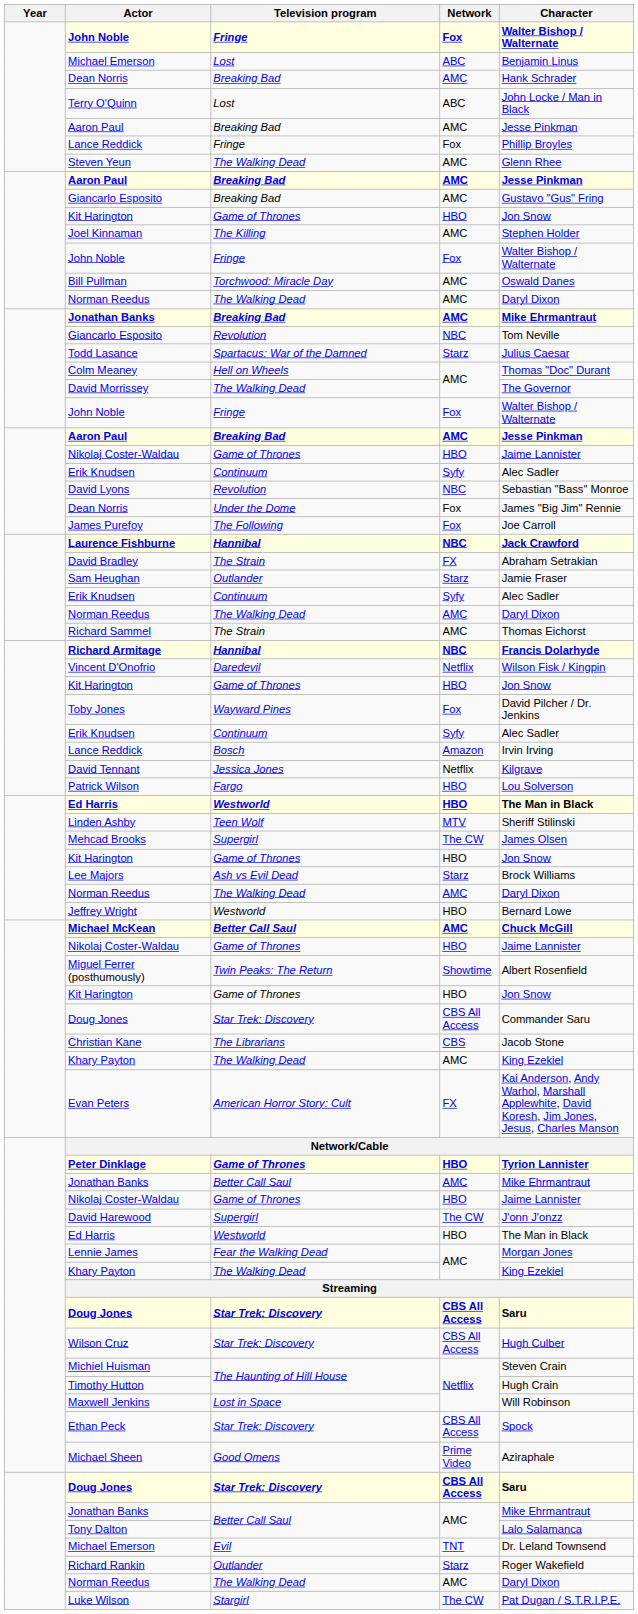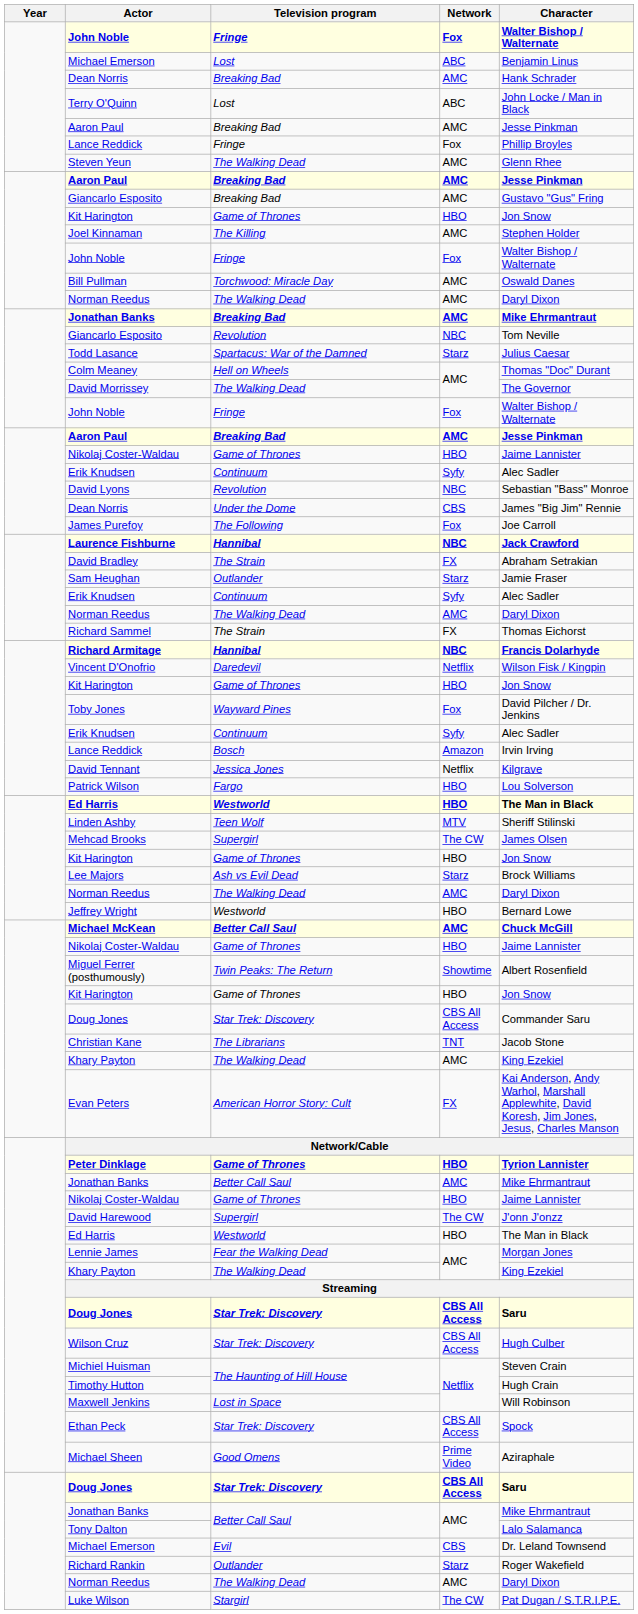(452, 507) Fox -> (454, 507) CBS
(455, 632) AMC -> (450, 632) FX
(454, 1042) CBS -> (453, 1042) TNT
(453, 1547) TNT -> (454, 1547) CBS
